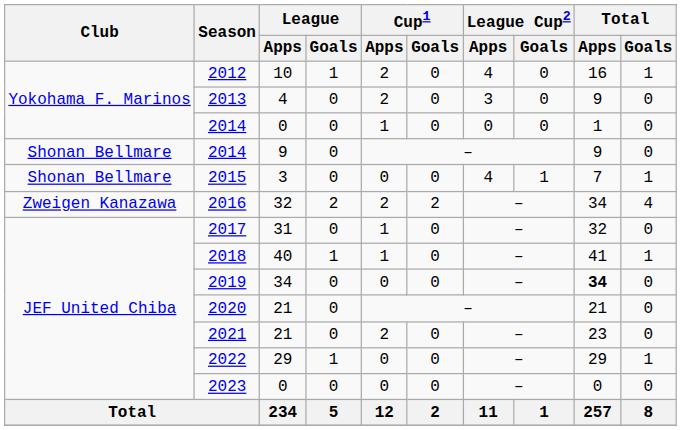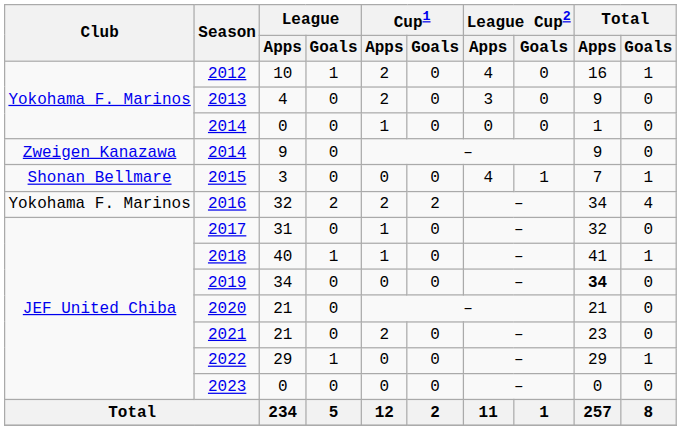(100, 152) Shonan Bellmare -> (100, 152) Zweigen Kanazawa
(100, 204) Zweigen Kanazawa -> (100, 204) Yokohama F. Marinos
